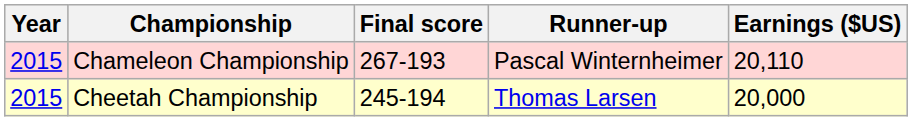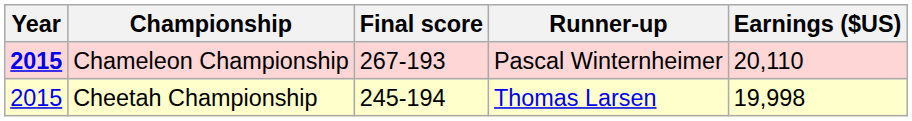(36, 61) normal -> (36, 61) bold
(769, 98) 20,000 -> (769, 98) 19,998
